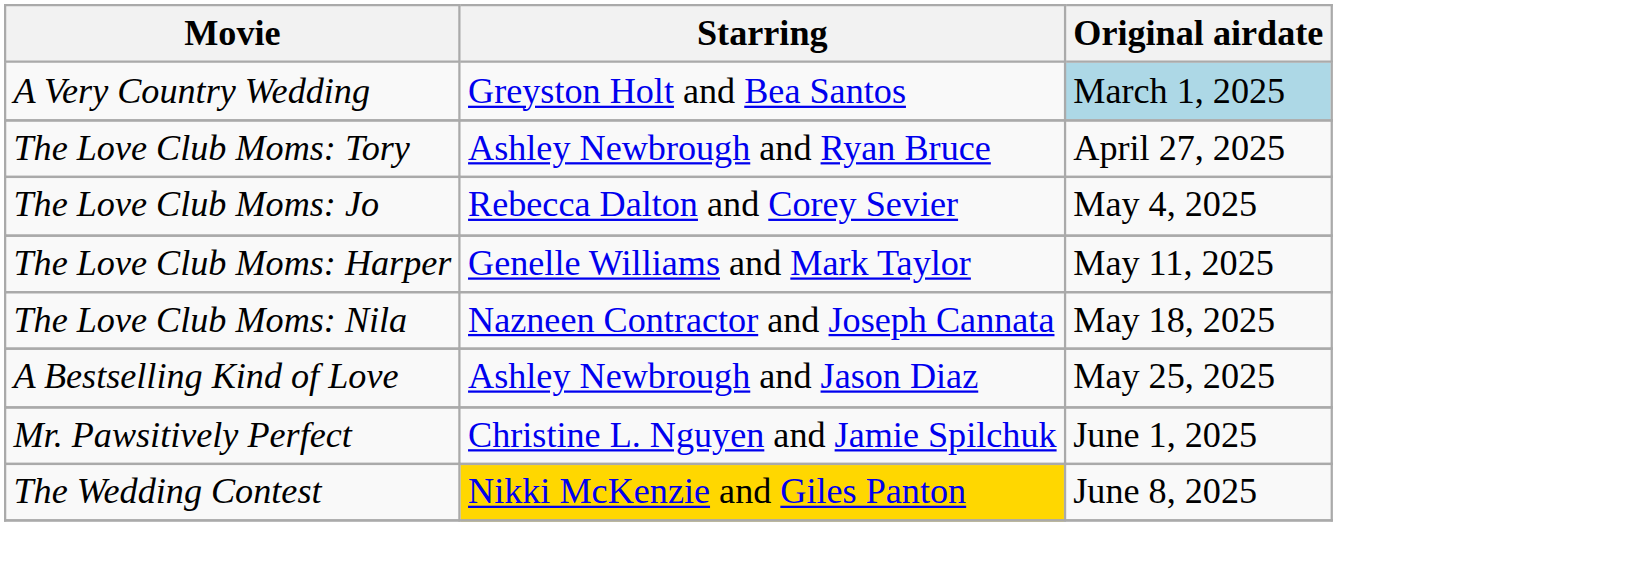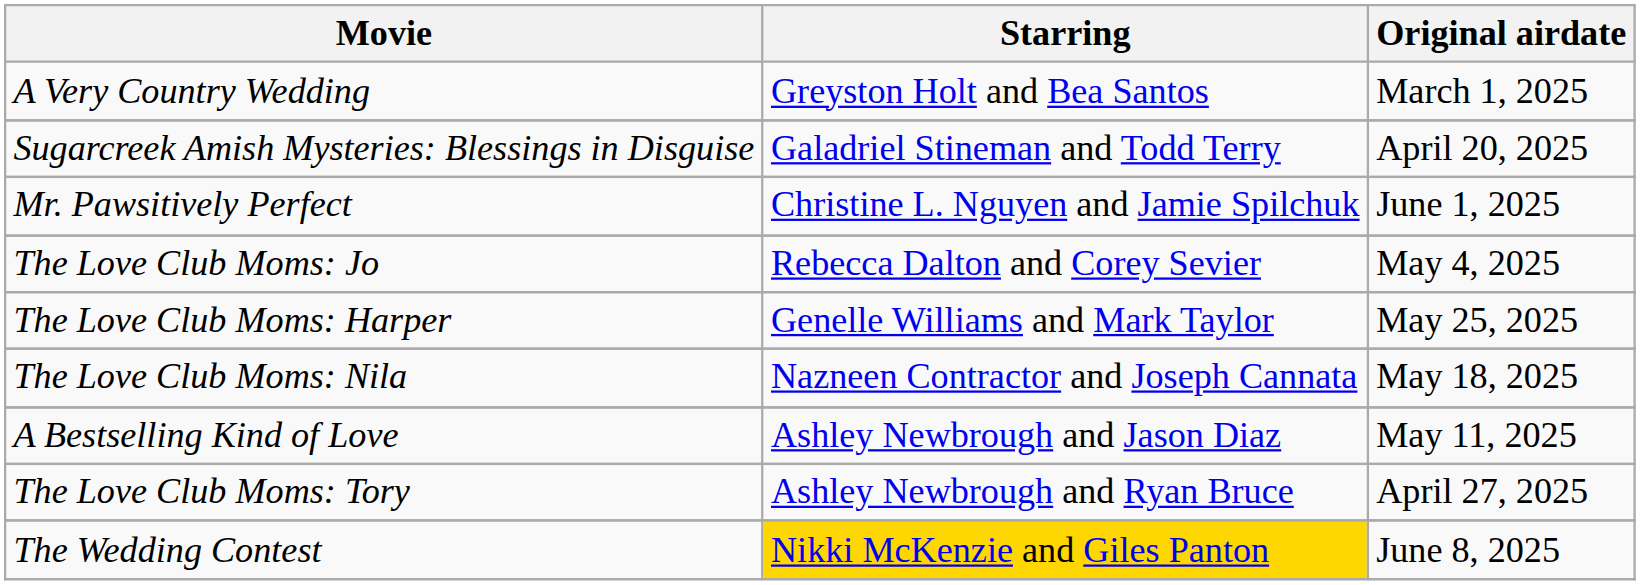(1179, 90) lightblue background -> (1482, 90) no background
+ row: (384, 147)
rows swapped: (212, 147) <-> (183, 434)
(1174, 262) May 11, 2025 -> (1477, 319) May 25, 2025
(1174, 377) May 25, 2025 -> (1476, 434) May 11, 2025
